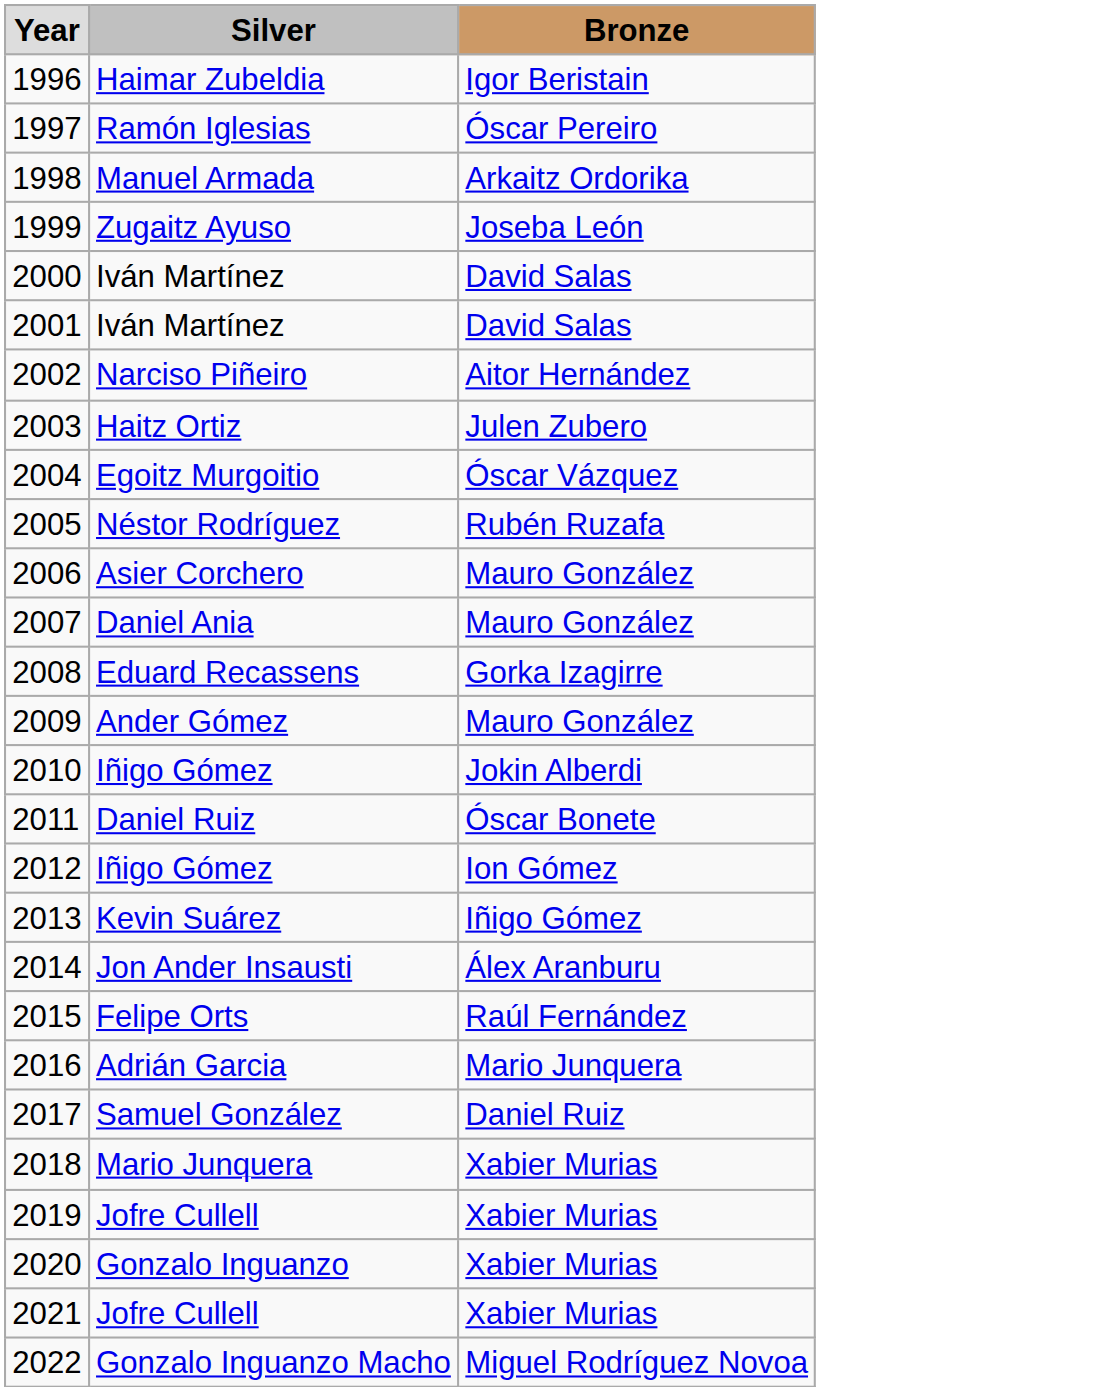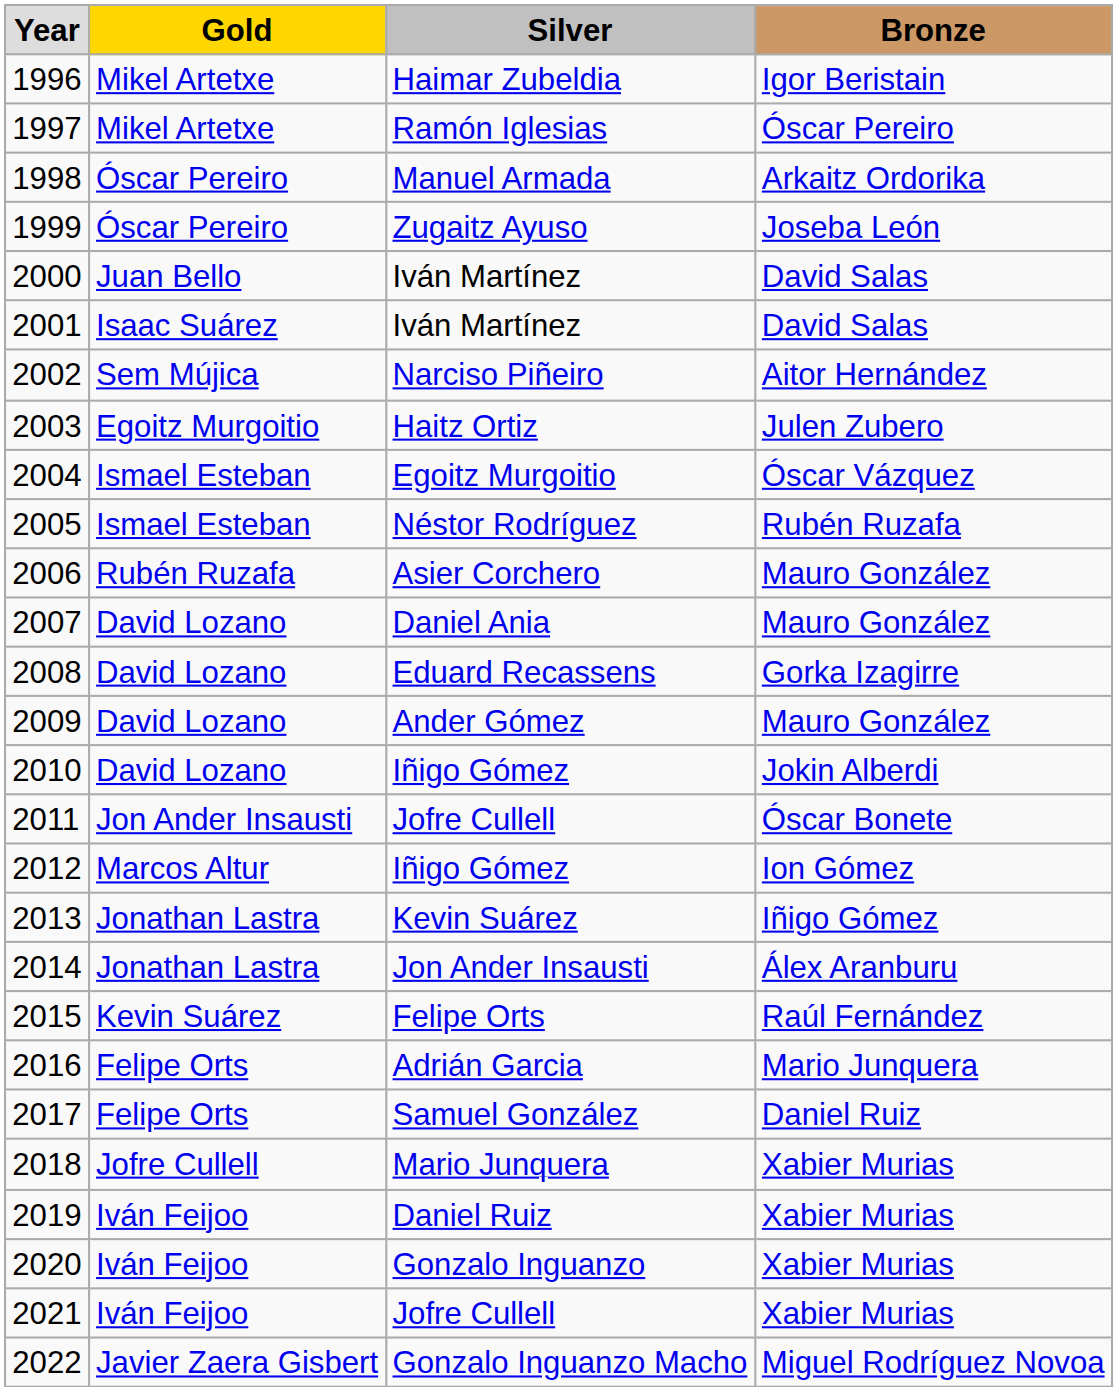+ column: (237, 30)
(176, 819) Daniel Ruiz -> (474, 819) Jofre Cullell
(177, 1214) Jofre Cullell -> (472, 1214) Daniel Ruiz
